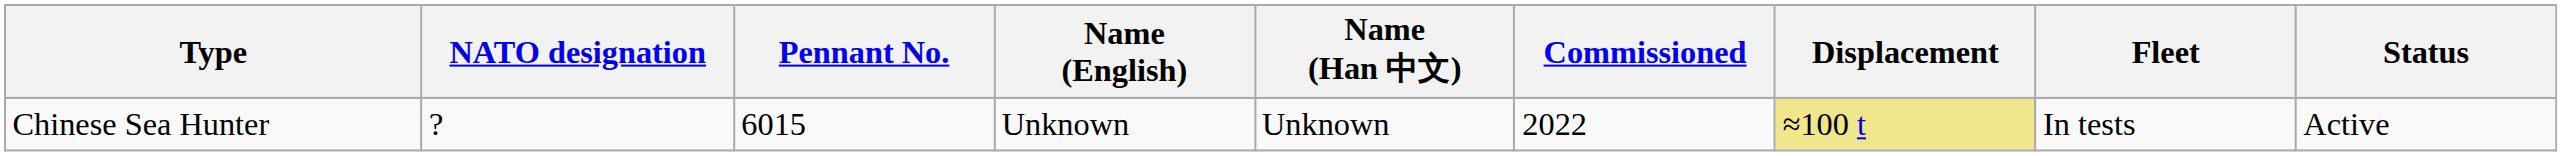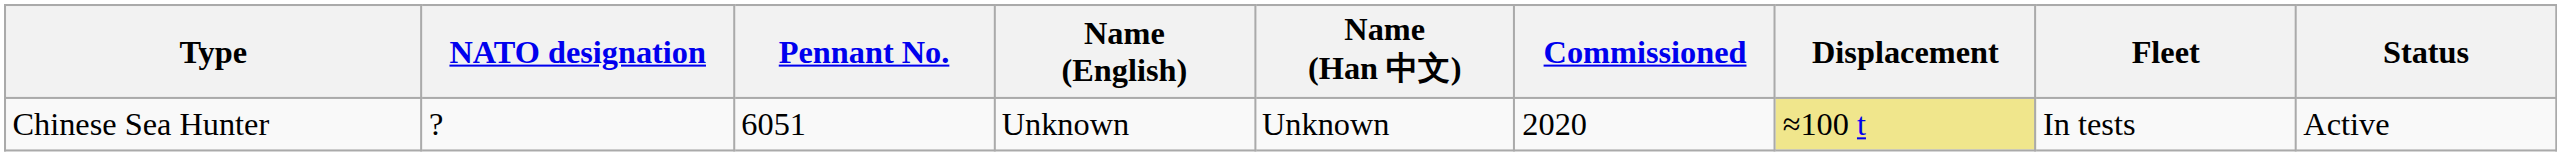(774, 123) 6015 -> (774, 123) 6051
(1555, 123) 2022 -> (1555, 123) 2020
